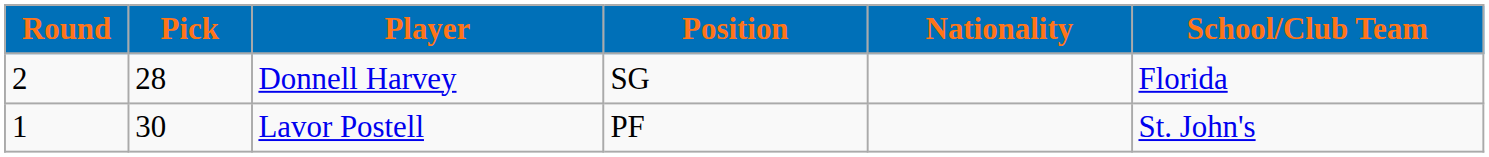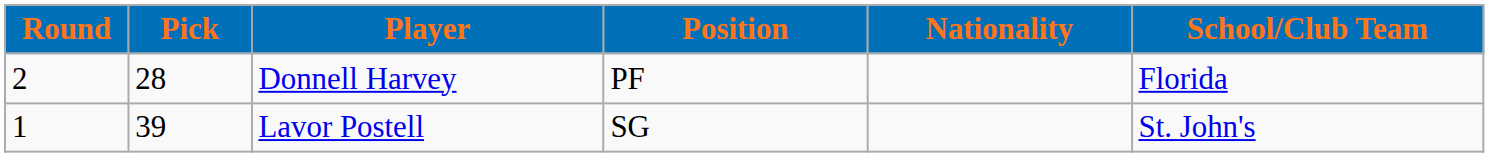(630, 77) SG -> (628, 77) PF
(151, 126) 30 -> (151, 126) 39
(628, 126) PF -> (630, 126) SG
